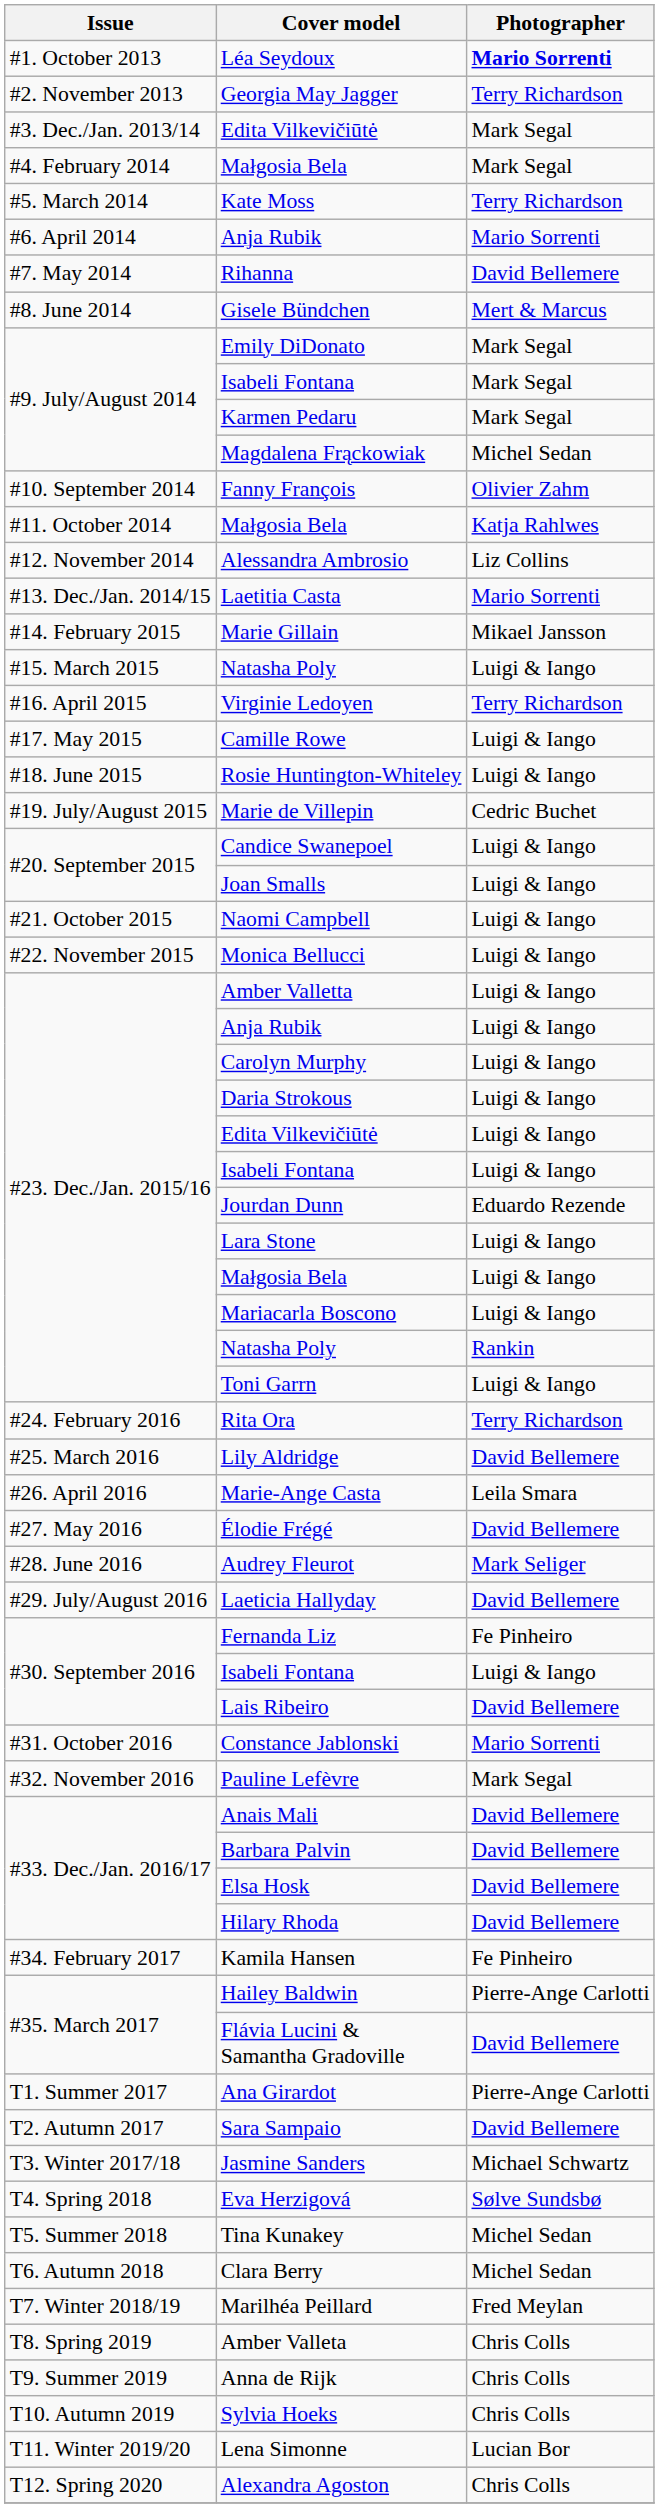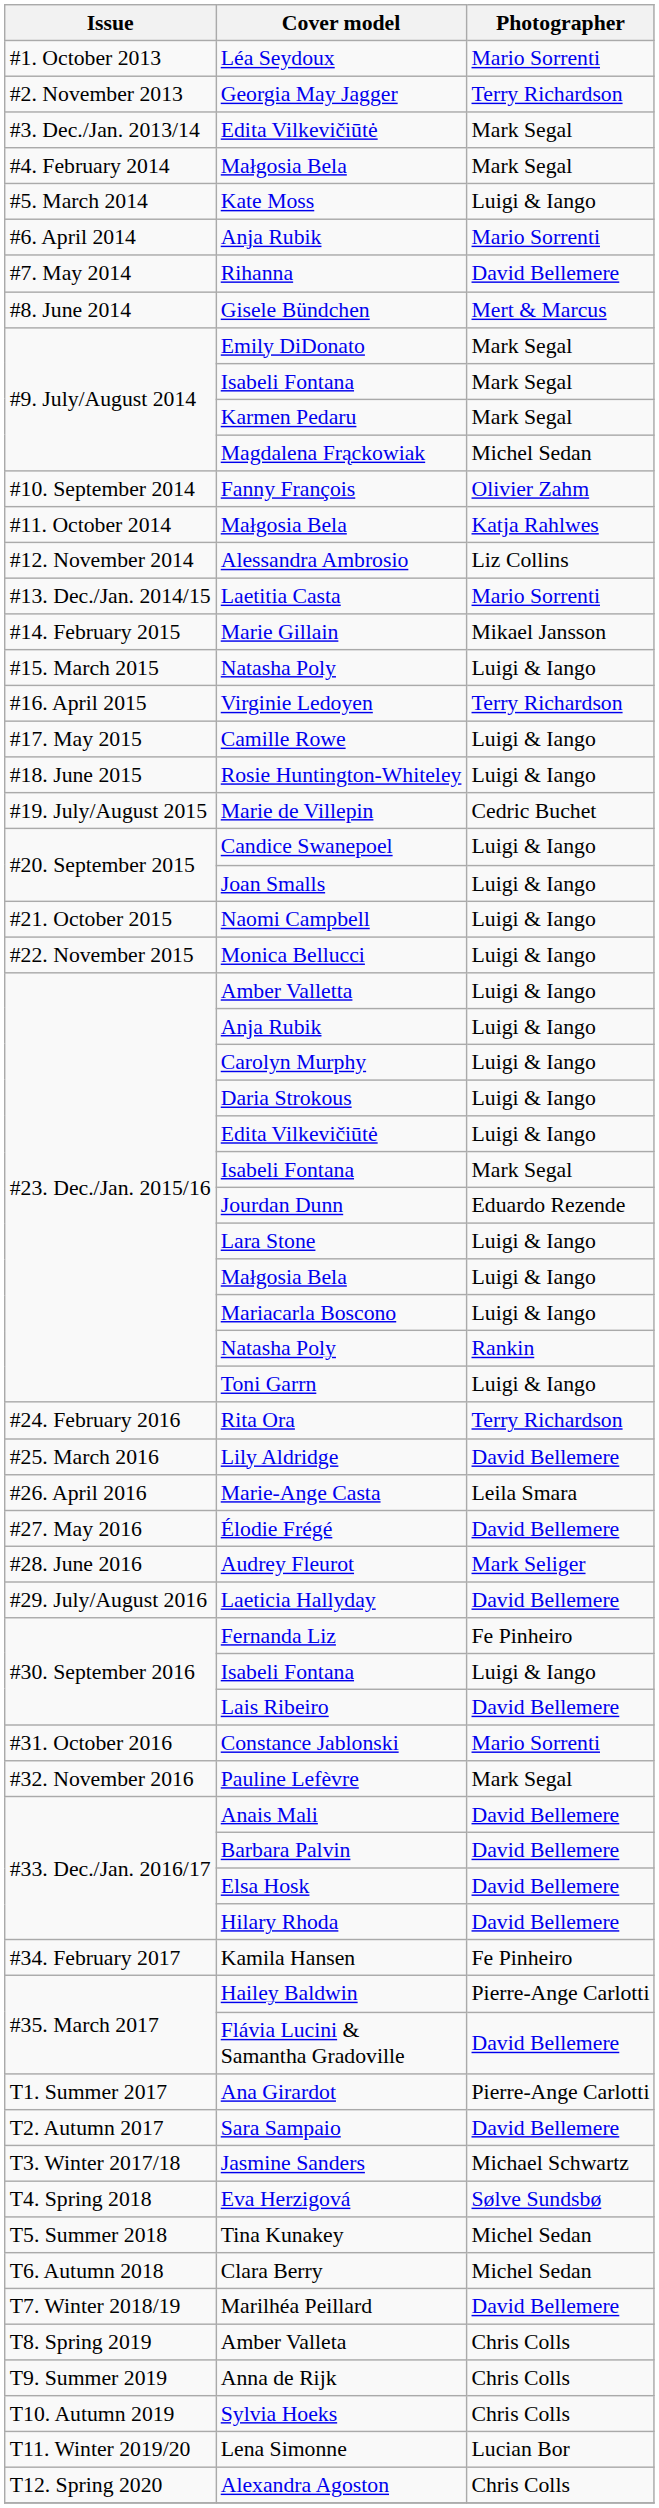(542, 58) bold -> (536, 58) normal
(547, 201) Terry Richardson -> (534, 201) Luigi & Iango
(534, 1169) Luigi & Iango -> (522, 1169) Mark Segal
(527, 2306) Fred Meylan -> (545, 2306) David Bellemere
